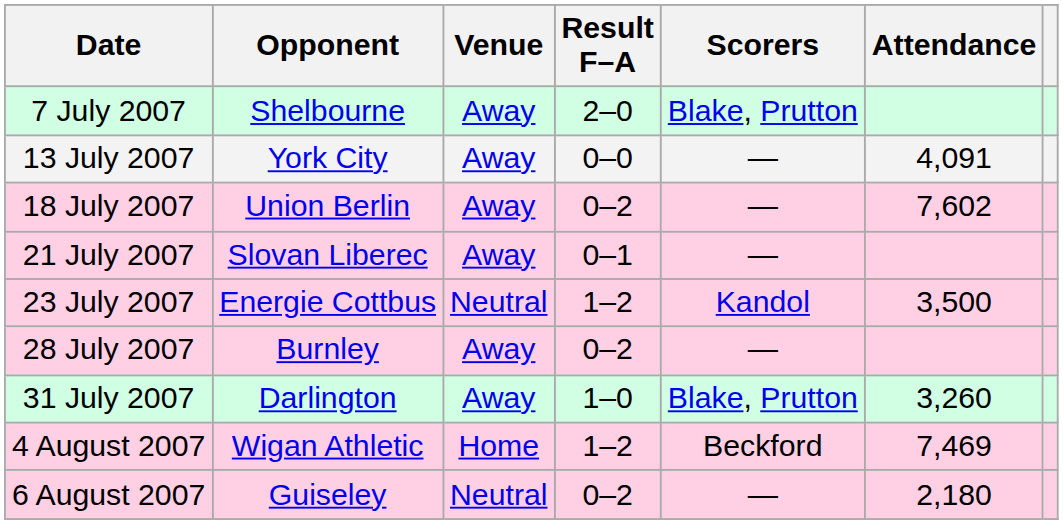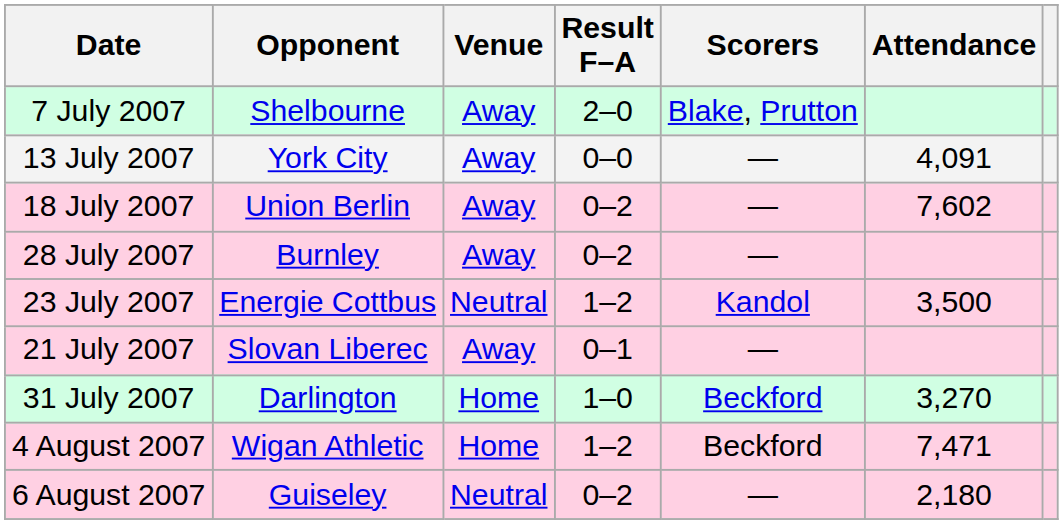rows swapped: (109, 254) <-> (109, 350)
(499, 398) Away -> (499, 398) Home
(763, 398) Blake, Prutton -> (763, 398) Beckford
(954, 398) 3,260 -> (954, 398) 3,270
(954, 446) 7,469 -> (954, 446) 7,471
